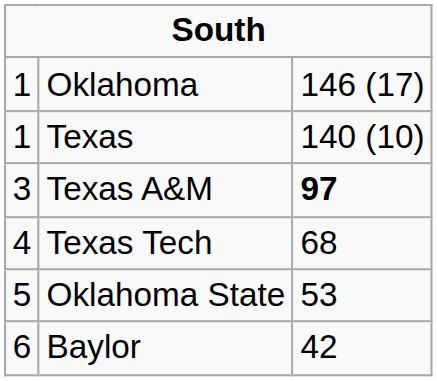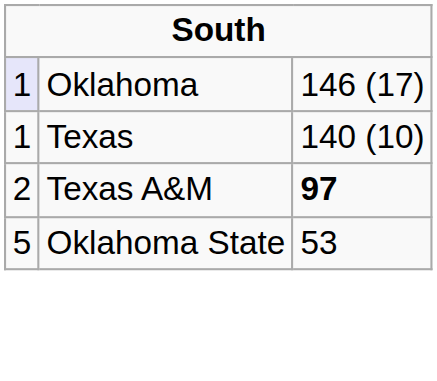(22, 83) no background -> (22, 83) lavender background
(22, 189) 3 -> (22, 189) 2
- row: (130, 242)
- row: (94, 347)
